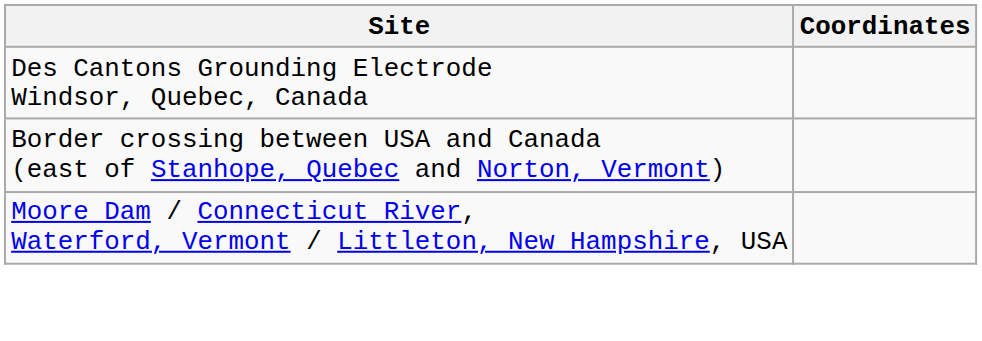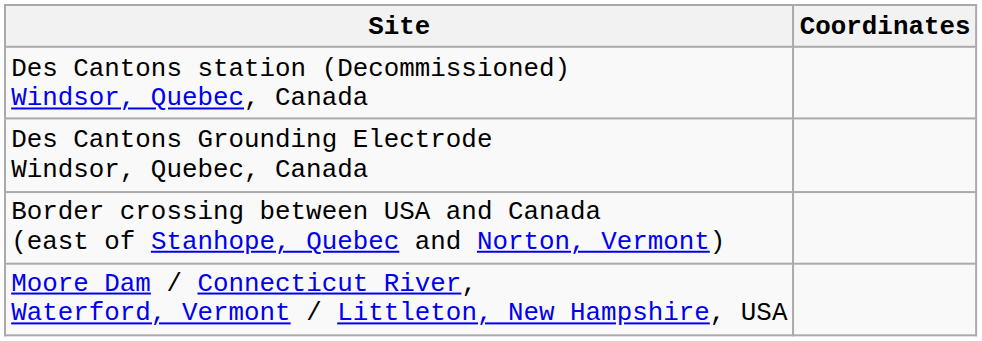+ row: (291, 83)
